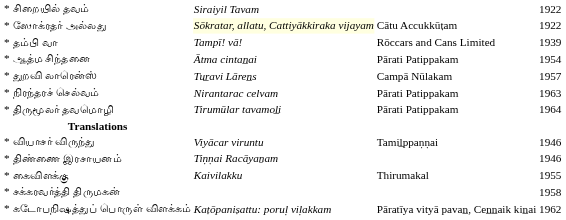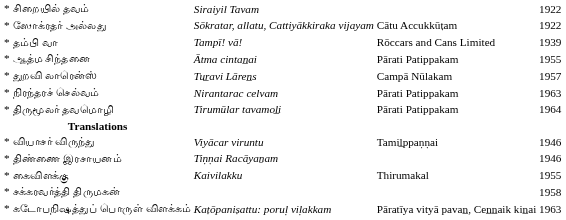(284, 26) lightyellow background -> (284, 26) no background
(550, 59) 1954 -> (550, 59) 1955
(550, 209) 1962 -> (550, 209) 1963
